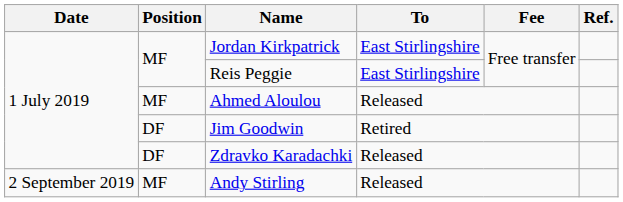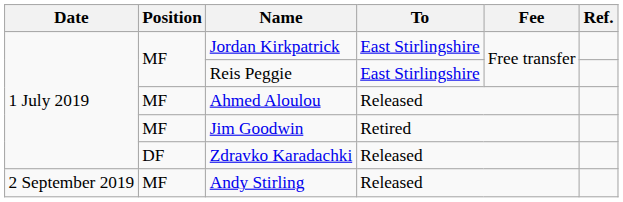(153, 127) DF -> (155, 127) MF
